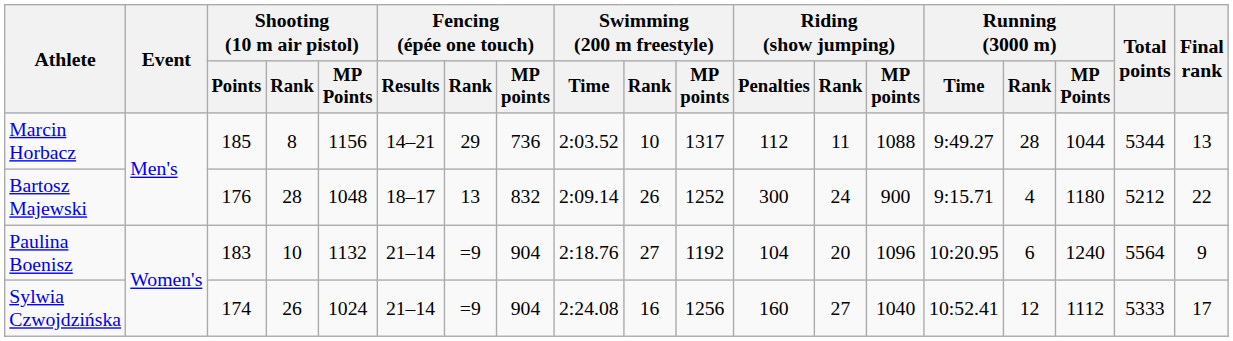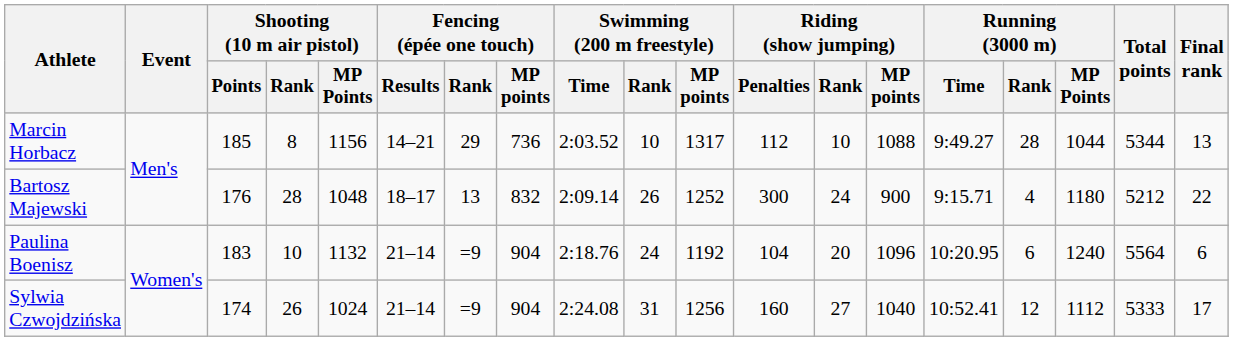(840, 141) 11 -> (840, 141) 10
(650, 252) 27 -> (650, 252) 24
(1202, 252) 9 -> (1202, 252) 6
(650, 308) 16 -> (650, 308) 31
